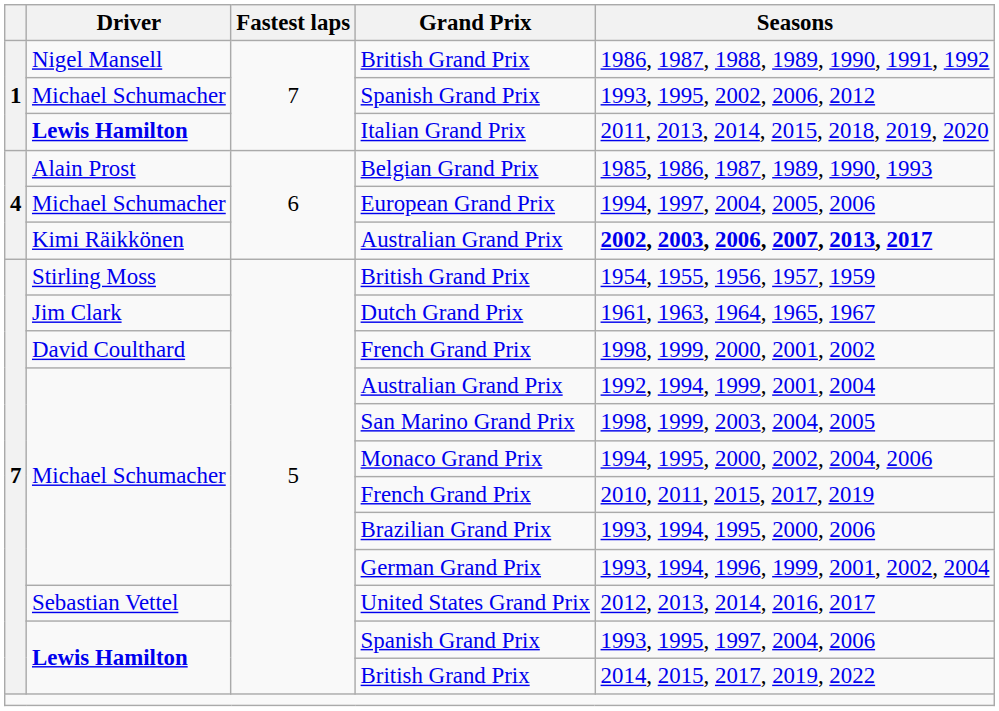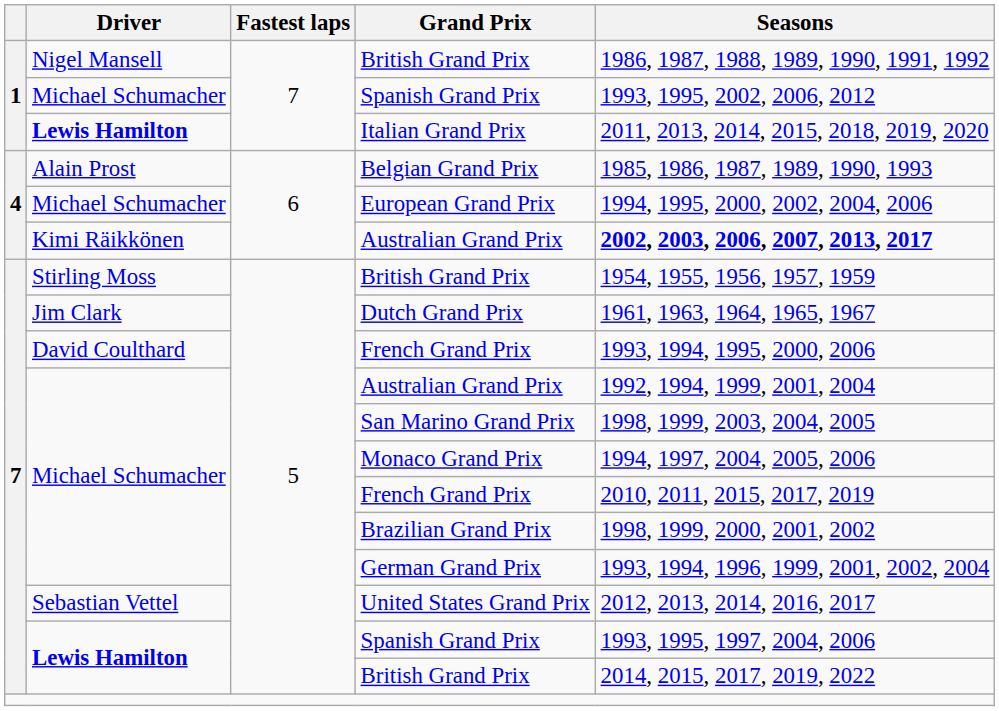(738, 204) 1994, 1997, 2004, 2005, 2006 -> (766, 204) 1994, 1995, 2000, 2002, 2004, 2006
(738, 349) 1998, 1999, 2000, 2001, 2002 -> (738, 349) 1993, 1994, 1995, 2000, 2006
(766, 458) 1994, 1995, 2000, 2002, 2004, 2006 -> (738, 458) 1994, 1997, 2004, 2005, 2006
(738, 530) 1993, 1994, 1995, 2000, 2006 -> (738, 530) 1998, 1999, 2000, 2001, 2002
